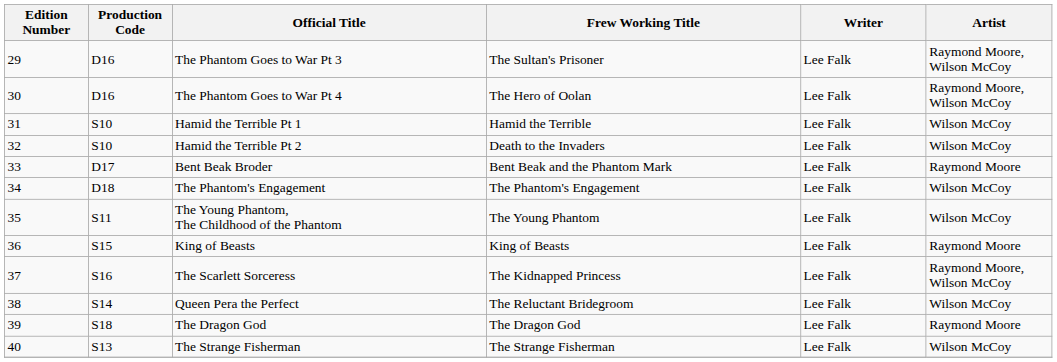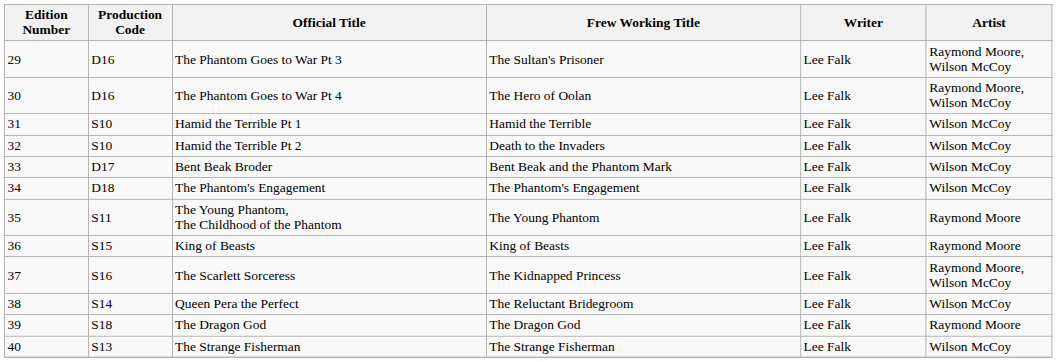(975, 167) Raymond Moore -> (970, 167) Wilson McCoy
(970, 217) Wilson McCoy -> (975, 217) Raymond Moore
